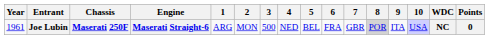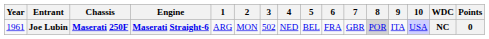(269, 27) 500 -> (269, 27) 502
